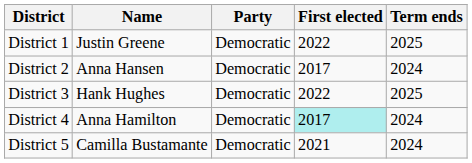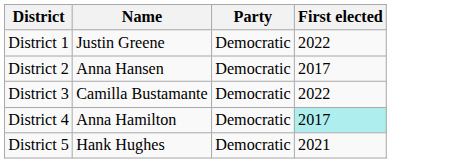- column: (427, 17)
(120, 94) Hank Hughes -> (142, 94) Camilla Bustamante
(142, 145) Camilla Bustamante -> (120, 145) Hank Hughes
